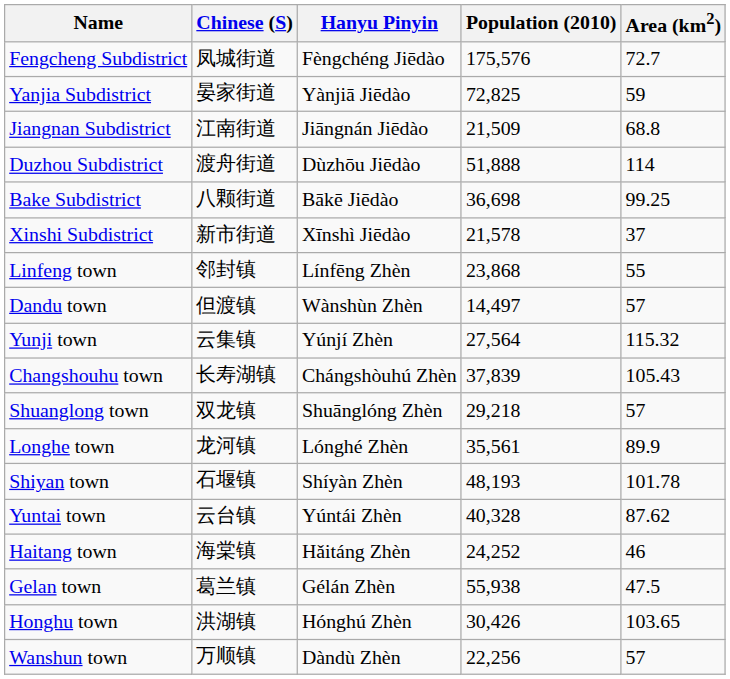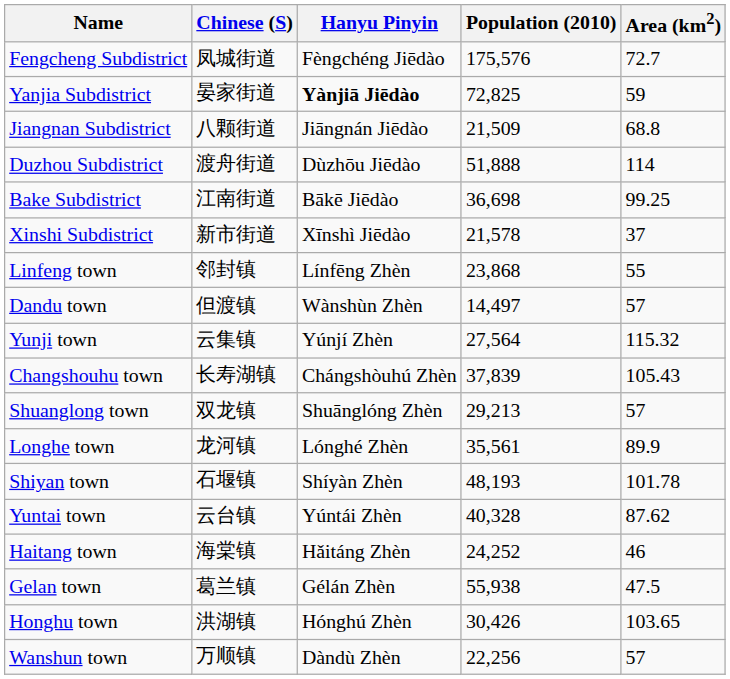(356, 94) normal -> (361, 94) bold
(236, 128) 江南街道 -> (236, 128) 八颗街道
(236, 199) 八颗街道 -> (236, 199) 江南街道
(493, 410) 29,218 -> (493, 410) 29,213
